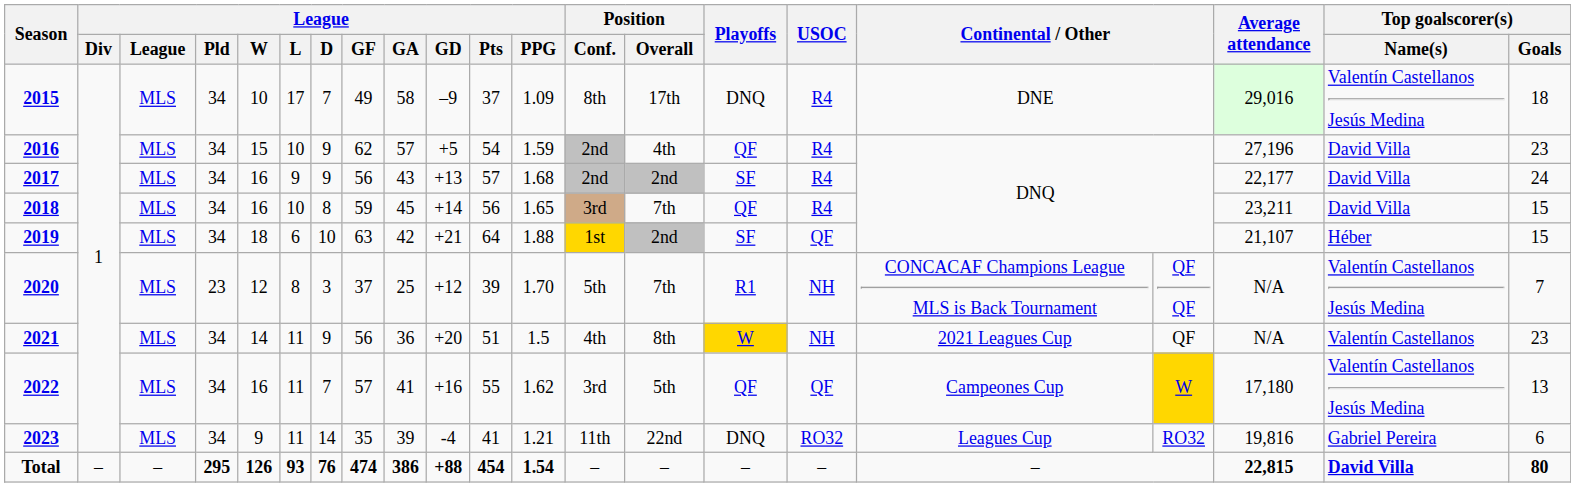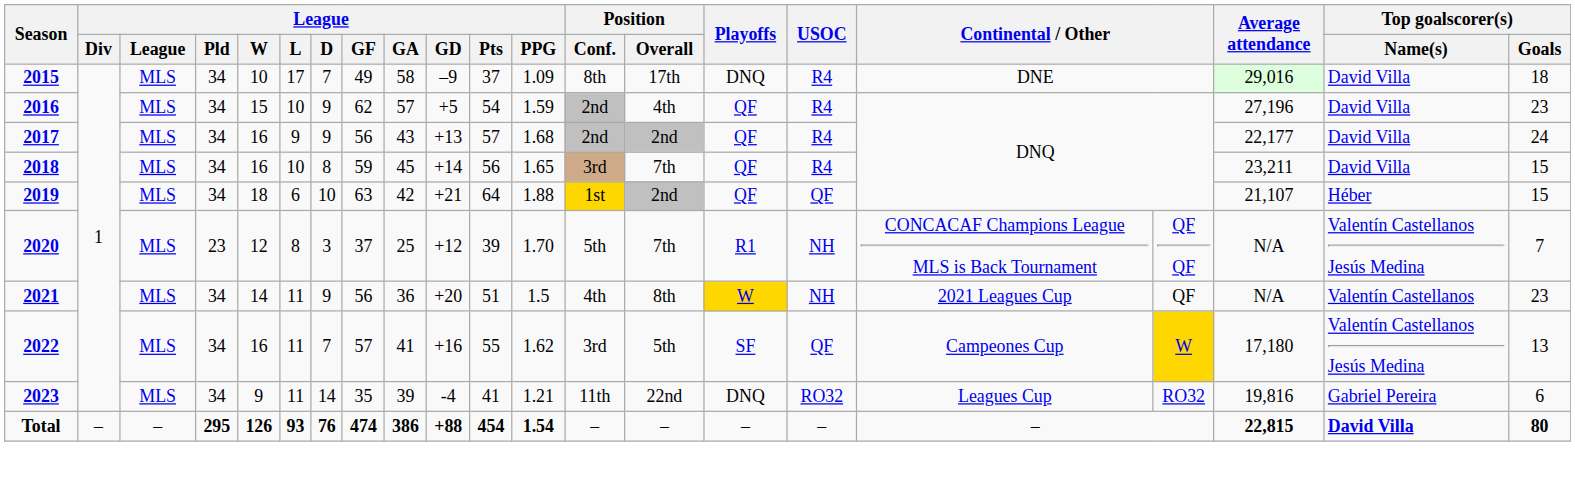(1416, 99) Valentín Castellanos Jesús Medina -> (1369, 78) David Villa
(745, 178) SF -> (745, 137) QF
(745, 237) SF -> (745, 196) QF
(745, 388) QF -> (745, 346) SF
